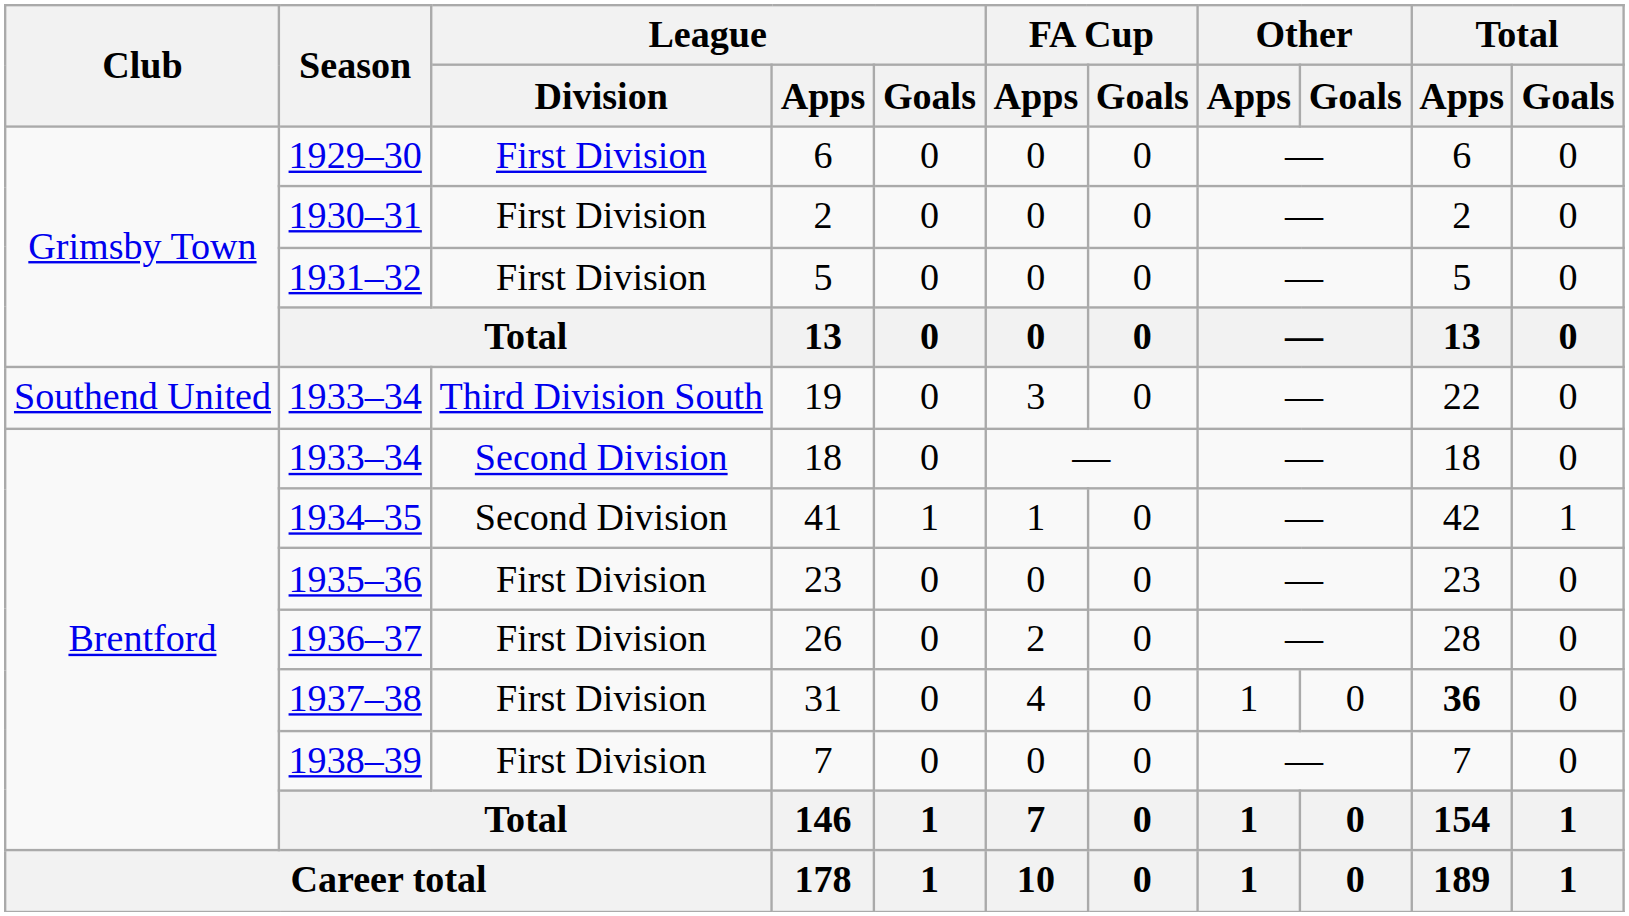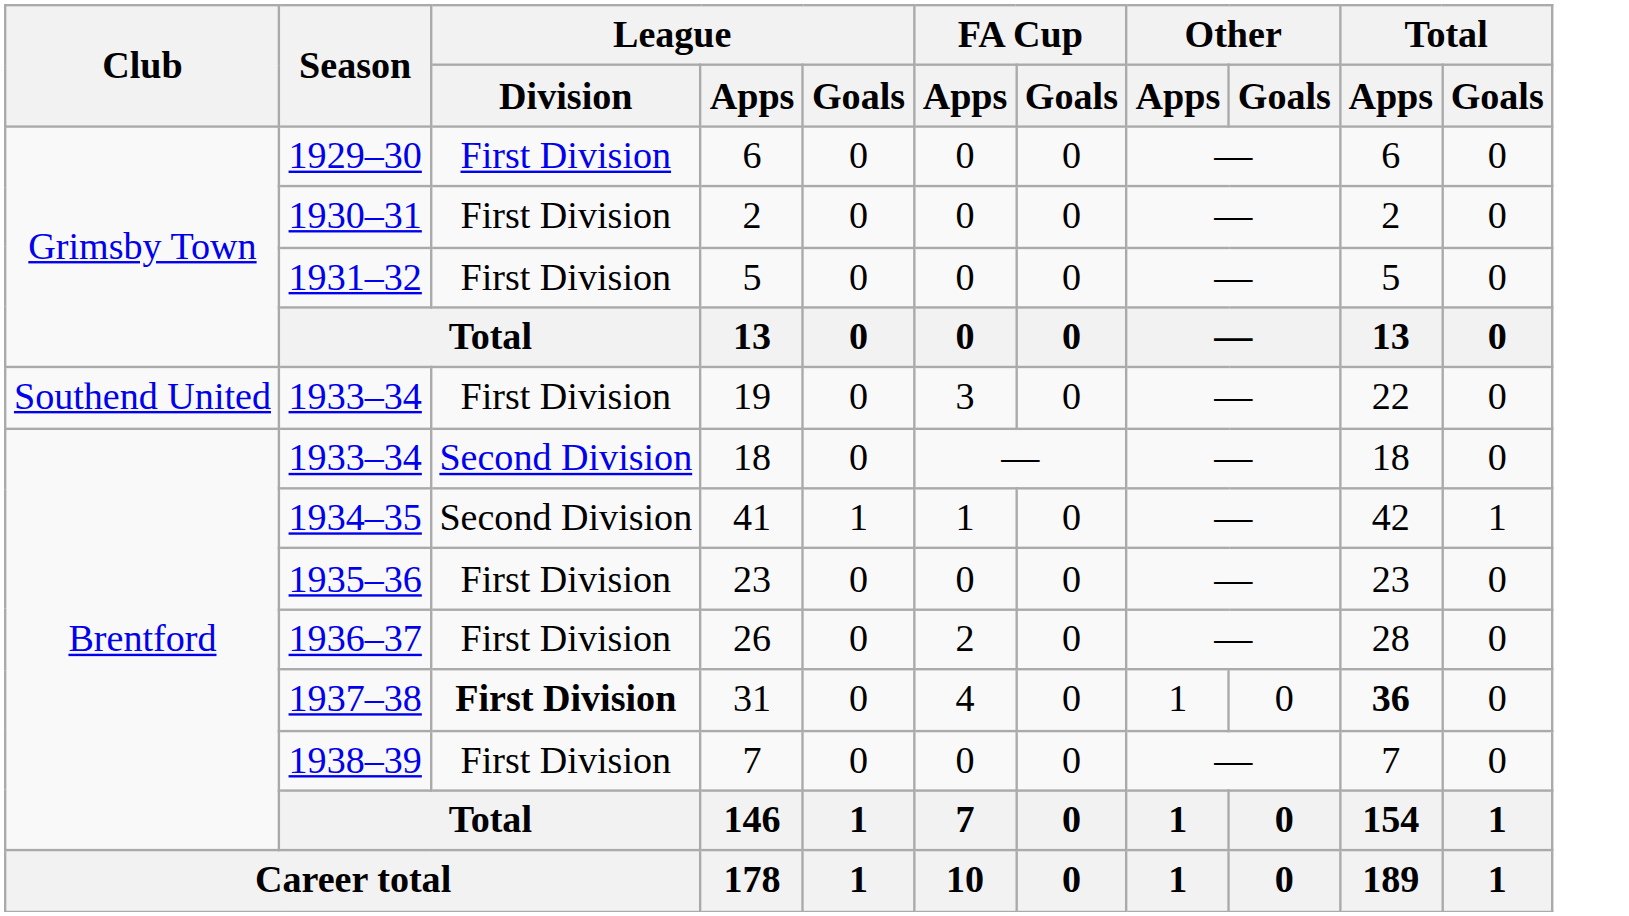(601, 397) Third Division South -> (566, 397) First Division
(601, 699) normal -> (566, 699) bold
